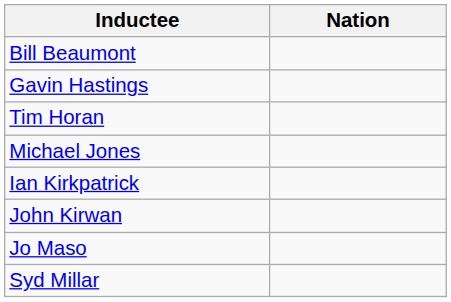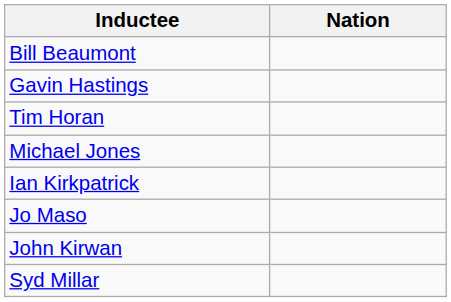rows swapped: (66, 215) <-> (48, 248)
